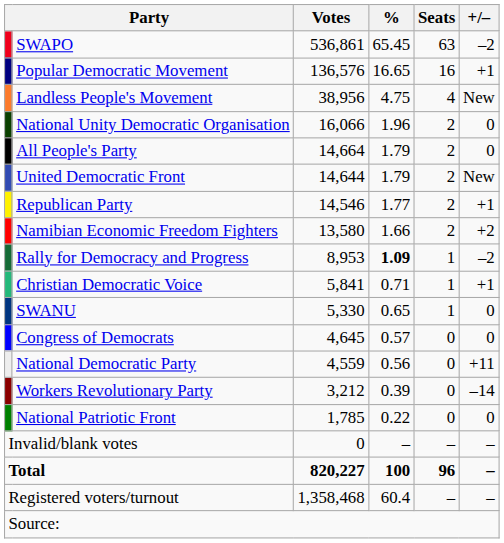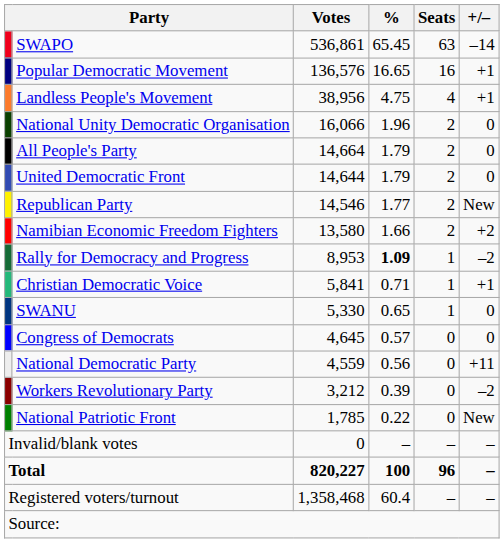(486, 44) –2 -> (482, 44) –14
(479, 97) New -> (486, 97) +1
(479, 177) New -> (491, 177) 0
(486, 204) +1 -> (479, 204) New
(482, 390) –14 -> (486, 390) –2
(491, 417) 0 -> (479, 417) New
